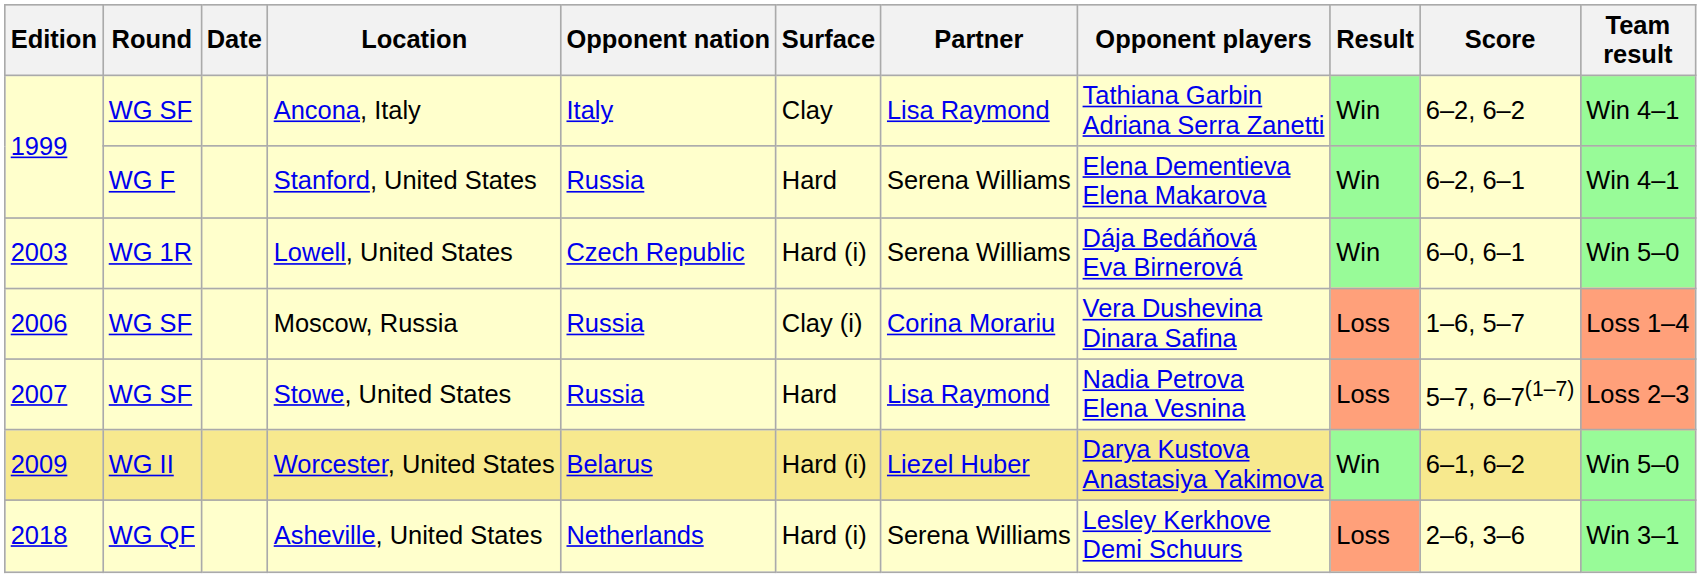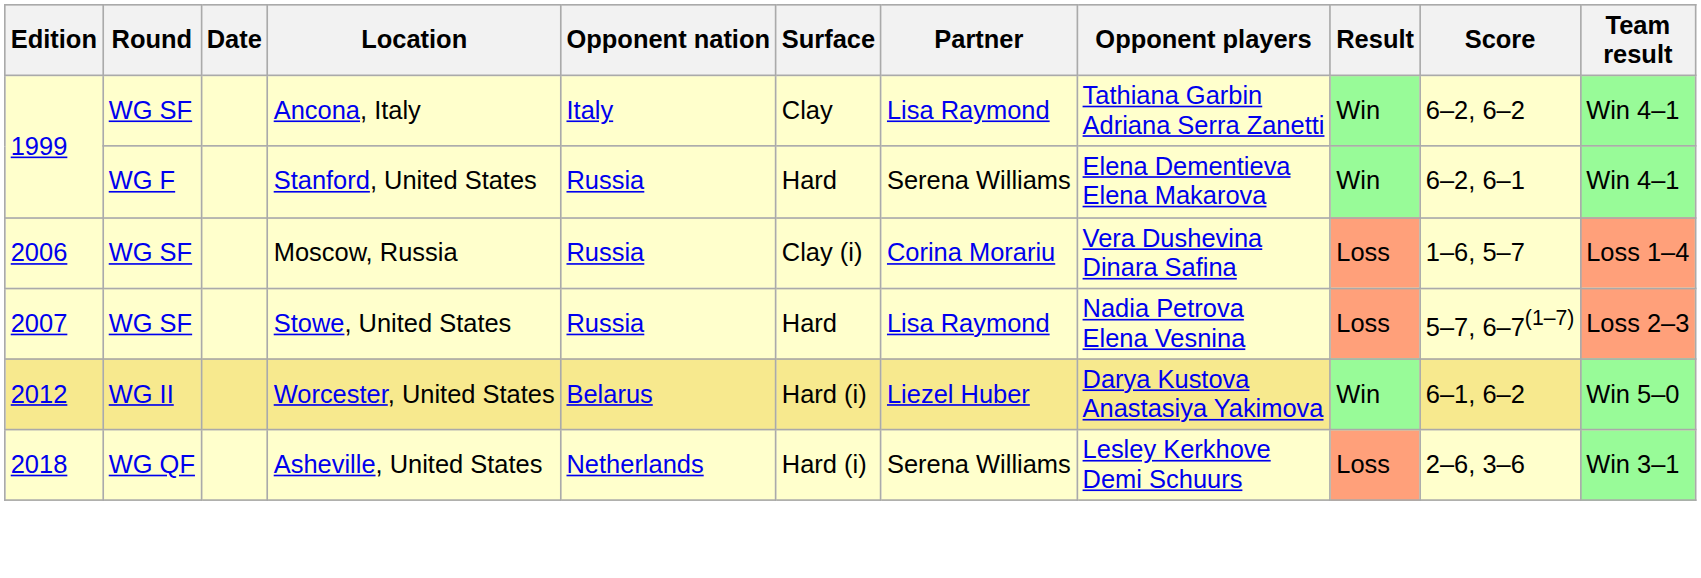- row: (393, 251)
(39, 464) 2009 -> (39, 393) 2012
